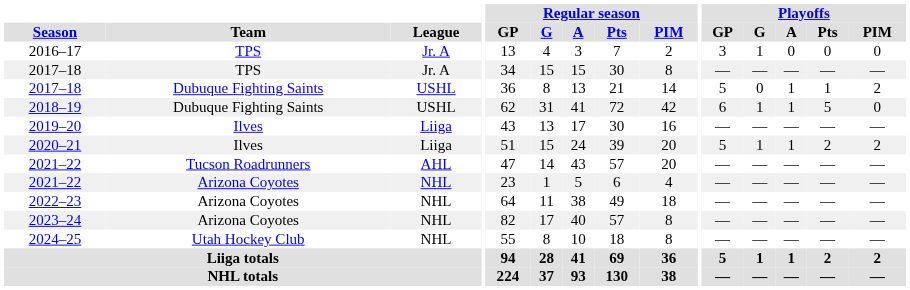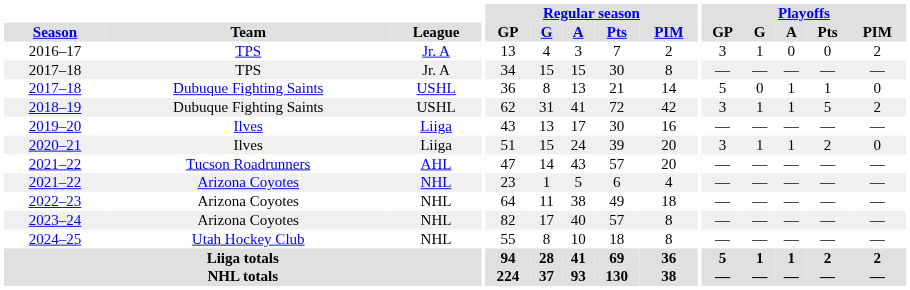(877, 51) 0 -> (877, 51) 2
(877, 88) 2 -> (877, 88) 0
(723, 107) 6 -> (723, 107) 3
(877, 107) 0 -> (877, 107) 2
(723, 145) 5 -> (723, 145) 3
(877, 145) 2 -> (877, 145) 0
